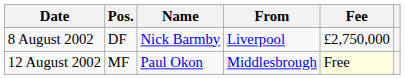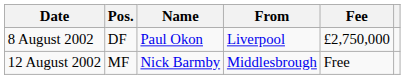(180, 39) Nick Barmby -> (172, 39) Paul Okon
(172, 62) Paul Okon -> (180, 62) Nick Barmby
(337, 62) lightyellow background -> (337, 62) no background
